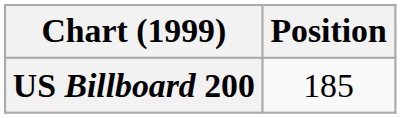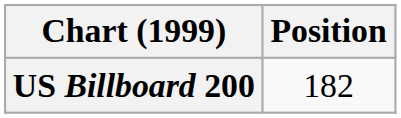(329, 84) 185 -> (329, 84) 182
